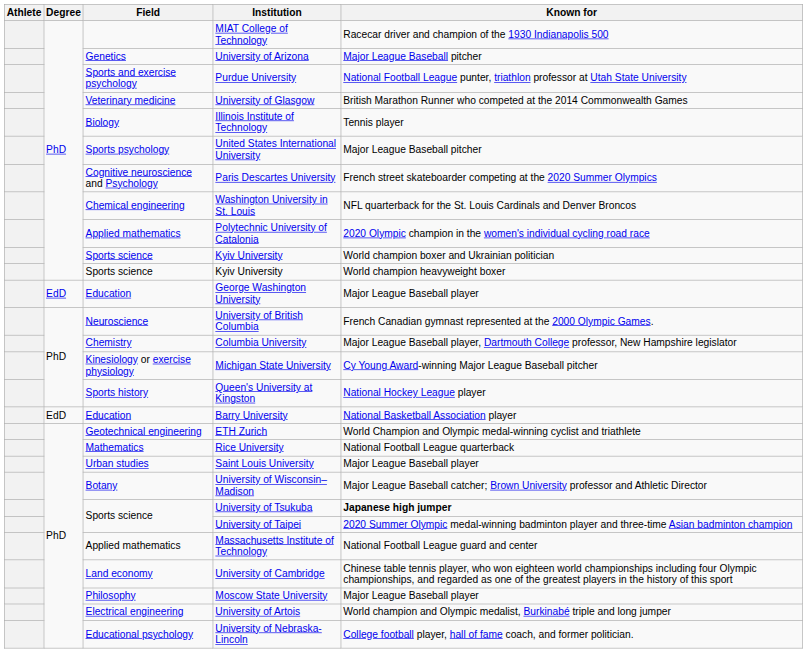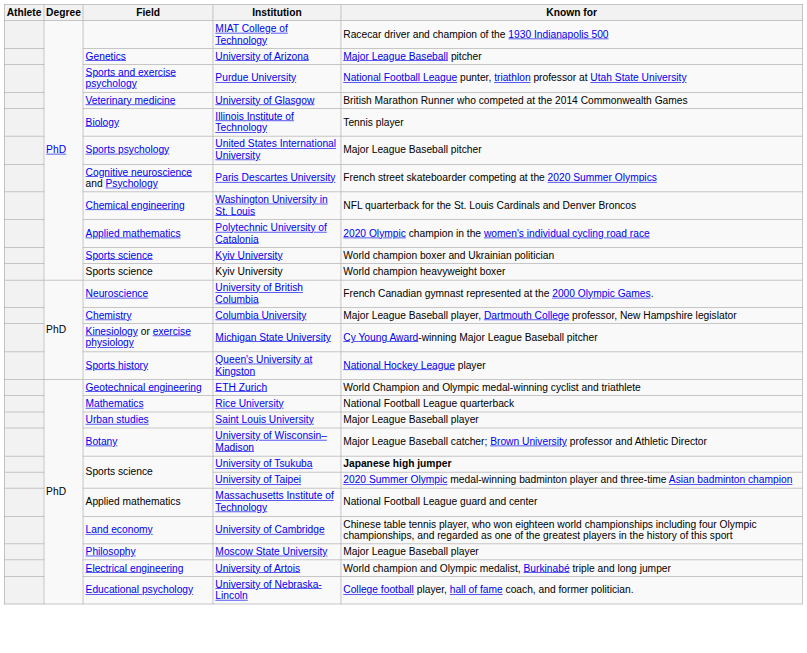- row: (108, 293)
- row: (108, 415)
